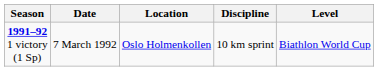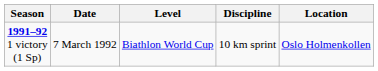columns swapped: (167, 13) <-> (325, 13)
